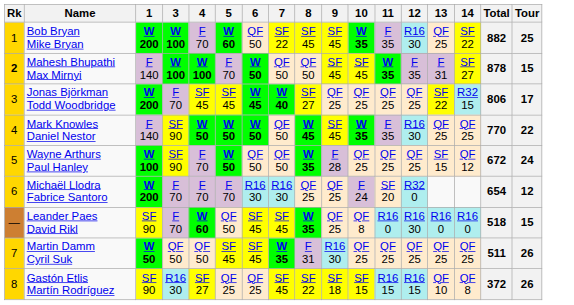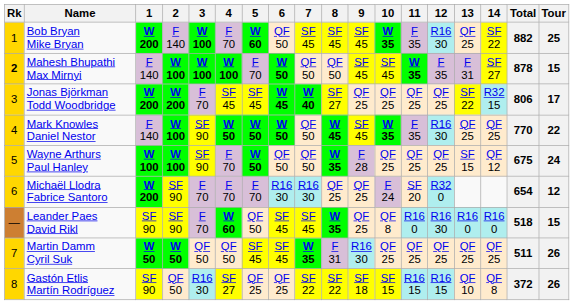+ column: (176, 13)
(282, 37) SF 22 -> (308, 37) SF 45
(497, 161) 672 -> (523, 161) 675
(282, 284) SF 45 -> (308, 284) SF 22
